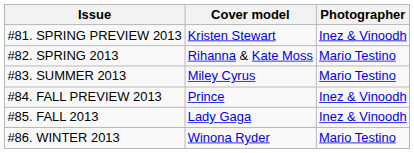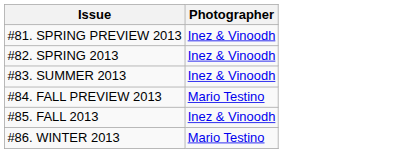- column: (250, 14)
(357, 55) Mario Testino -> (232, 55) Inez & Vinoodh
(357, 76) Mario Testino -> (232, 76) Inez & Vinoodh
(363, 96) Inez & Vinoodh -> (226, 96) Mario Testino
